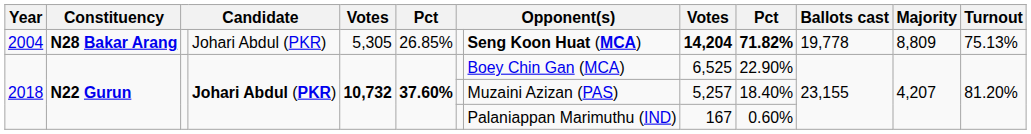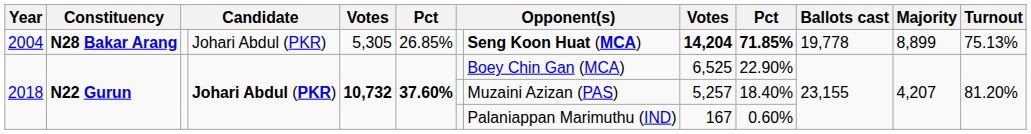(766, 42) 71.82% -> (766, 42) 71.85%
(916, 42) 8,809 -> (916, 42) 8,899
